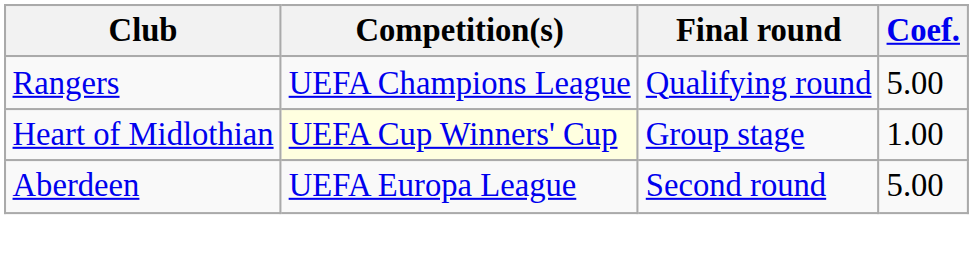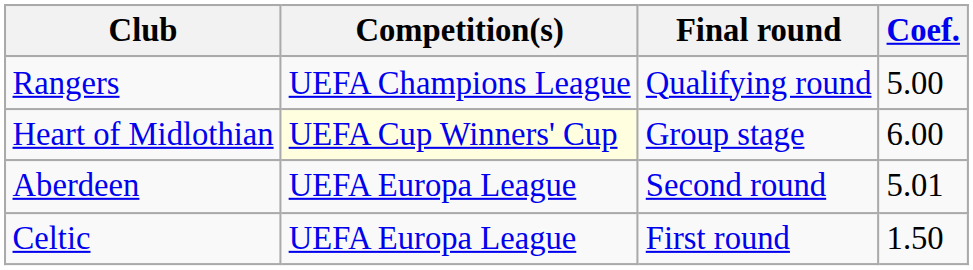(915, 133) 1.00 -> (915, 133) 6.00
(915, 185) 5.00 -> (915, 185) 5.01
+ row: (52, 237)
